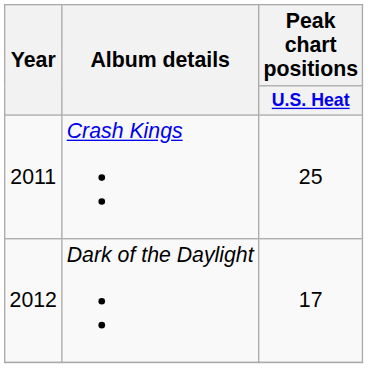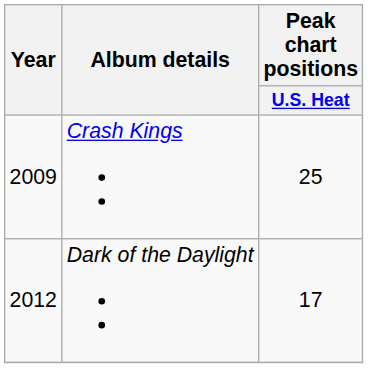(33, 176) 2011 -> (33, 176) 2009
